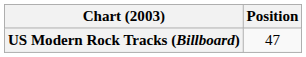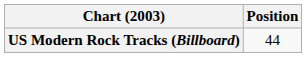(273, 40) 47 -> (273, 40) 44
